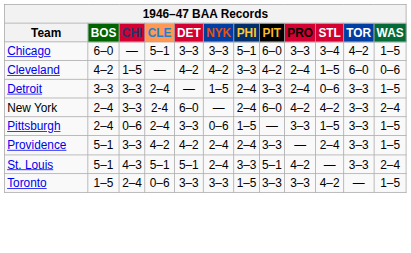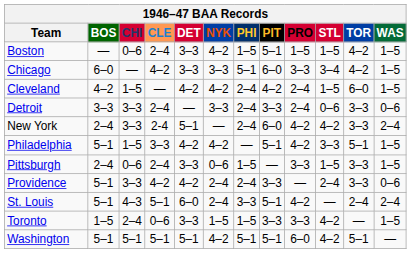+ row: (26, 51)
(160, 51) 5–1 -> (160, 70) 4–2
(247, 70) 3–3 -> (247, 89) 2–4
(390, 70) 0–6 -> (390, 89) 1–5
(219, 89) 1–5 -> (219, 108) 3–3
(390, 89) 1–5 -> (390, 108) 0–6
(189, 108) 6–0 -> (189, 127) 5–1
+ row: (39, 145)
(390, 145) 1–5 -> (390, 183) 0–6
(189, 164) 5–1 -> (189, 202) 6–0
(359, 164) 3–3 -> (359, 202) 2–4
(219, 183) 3–3 -> (219, 220) 1–5
+ row: (38, 239)
